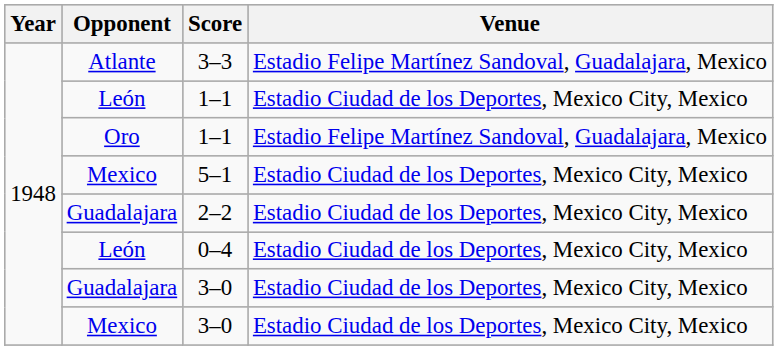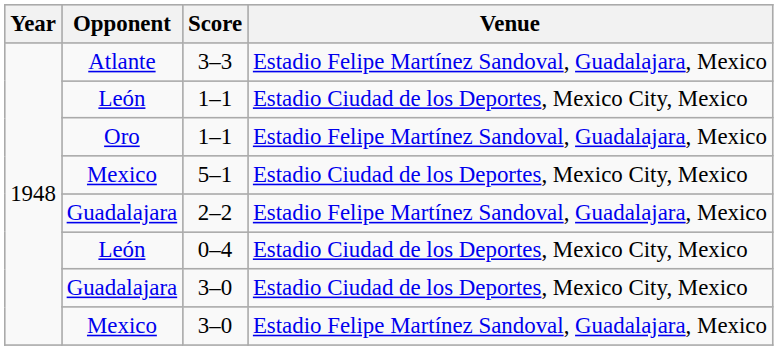(500, 212) Estadio Ciudad de los Deportes, Mexico City, Mexico -> (510, 212) Estadio Felipe Martínez Sandoval, Guadalajara, Mexico
(500, 325) Estadio Ciudad de los Deportes, Mexico City, Mexico -> (510, 325) Estadio Felipe Martínez Sandoval, Guadalajara, Mexico
